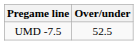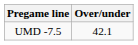(102, 31) 52.5 -> (102, 31) 42.1
